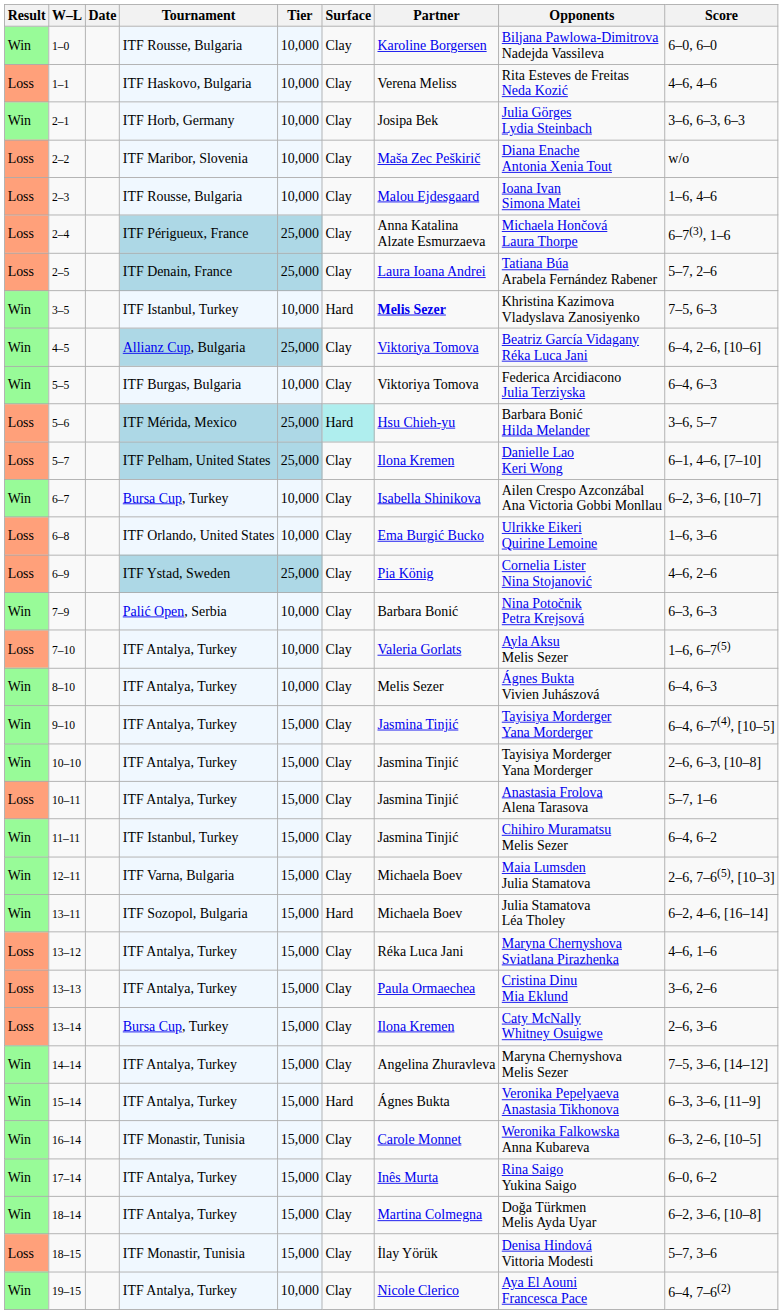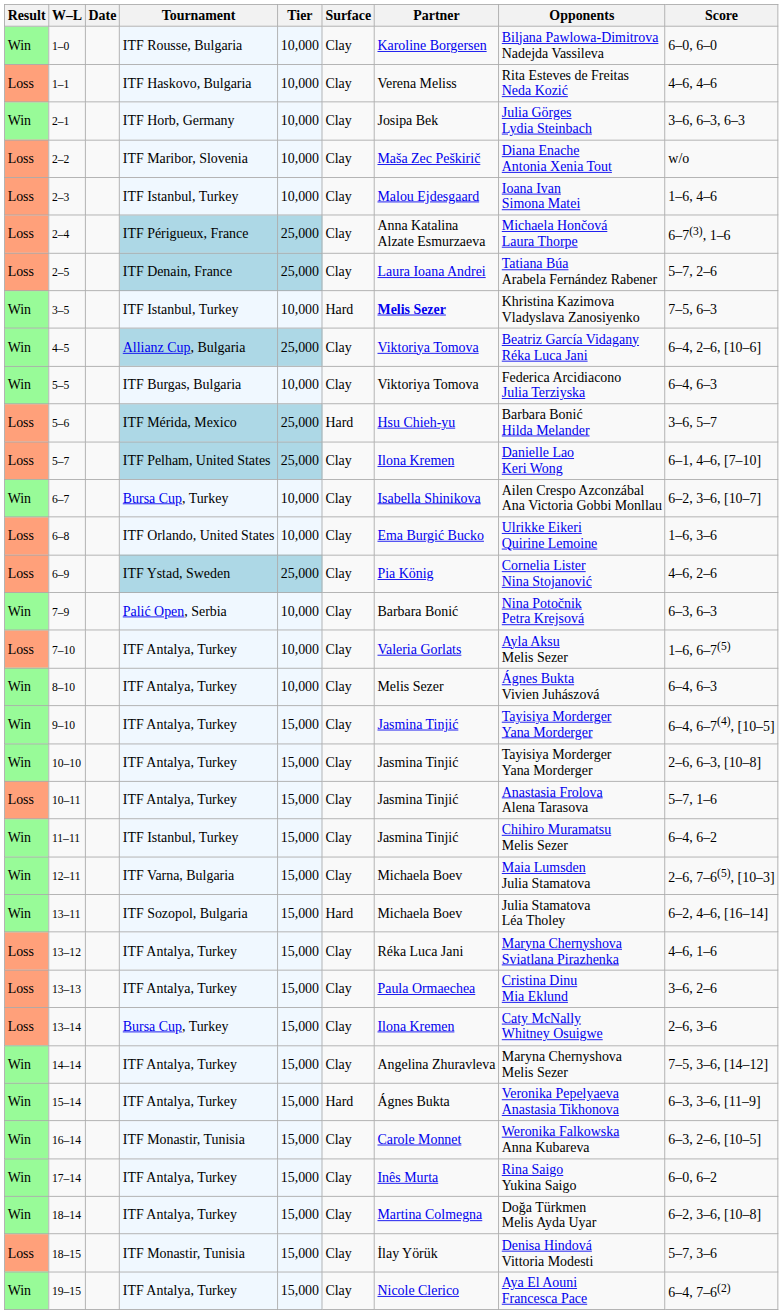(183, 196) ITF Rousse, Bulgaria -> (181, 196) ITF Istanbul, Turkey
(339, 422) paleturquoise background -> (339, 422) no background
(300, 1290) 10,000 -> (300, 1290) 15,000
